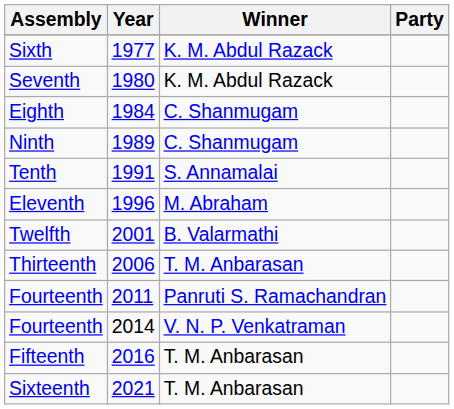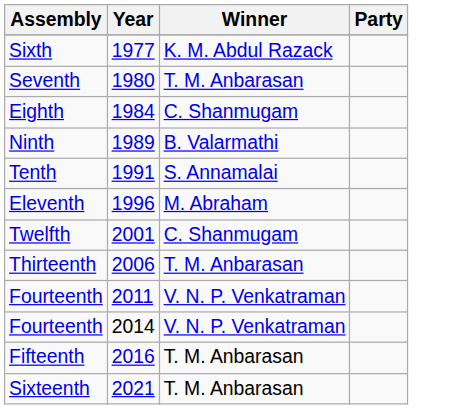(248, 81) K. M. Abdul Razack -> (234, 81) T. M. Anbarasan
(231, 142) C. Shanmugam -> (221, 142) B. Valarmathi
(221, 234) B. Valarmathi -> (231, 234) C. Shanmugam
(275, 296) Panruti S. Ramachandran -> (255, 296) V. N. P. Venkatraman
